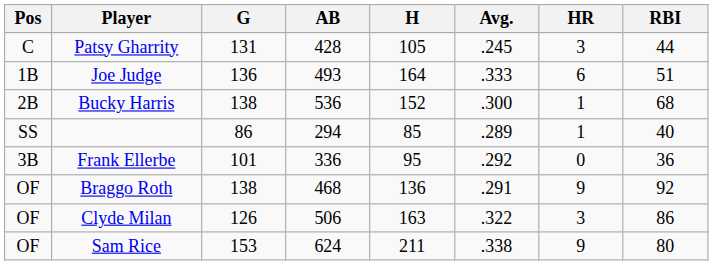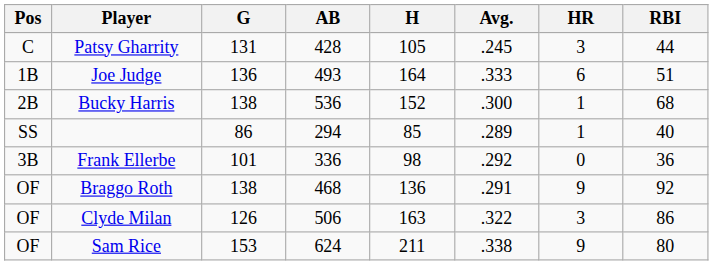(412, 160) 95 -> (412, 160) 98
